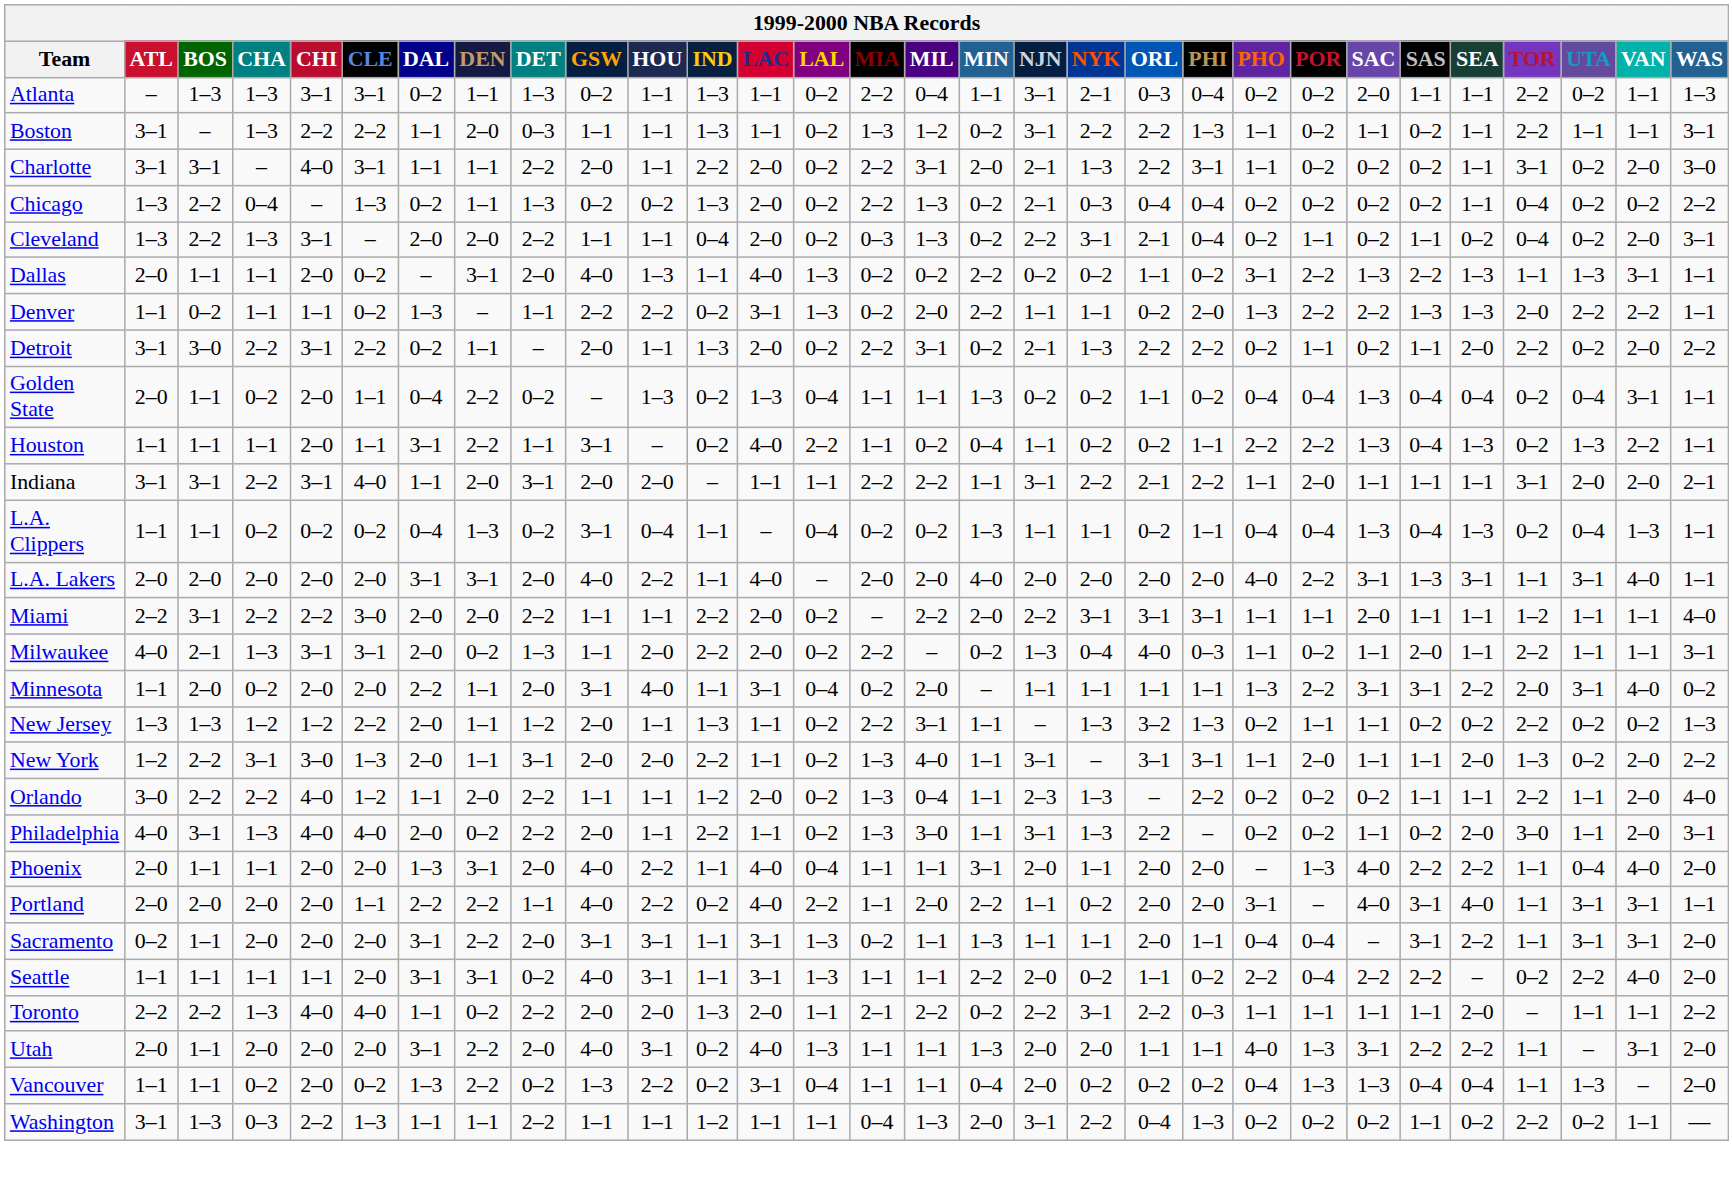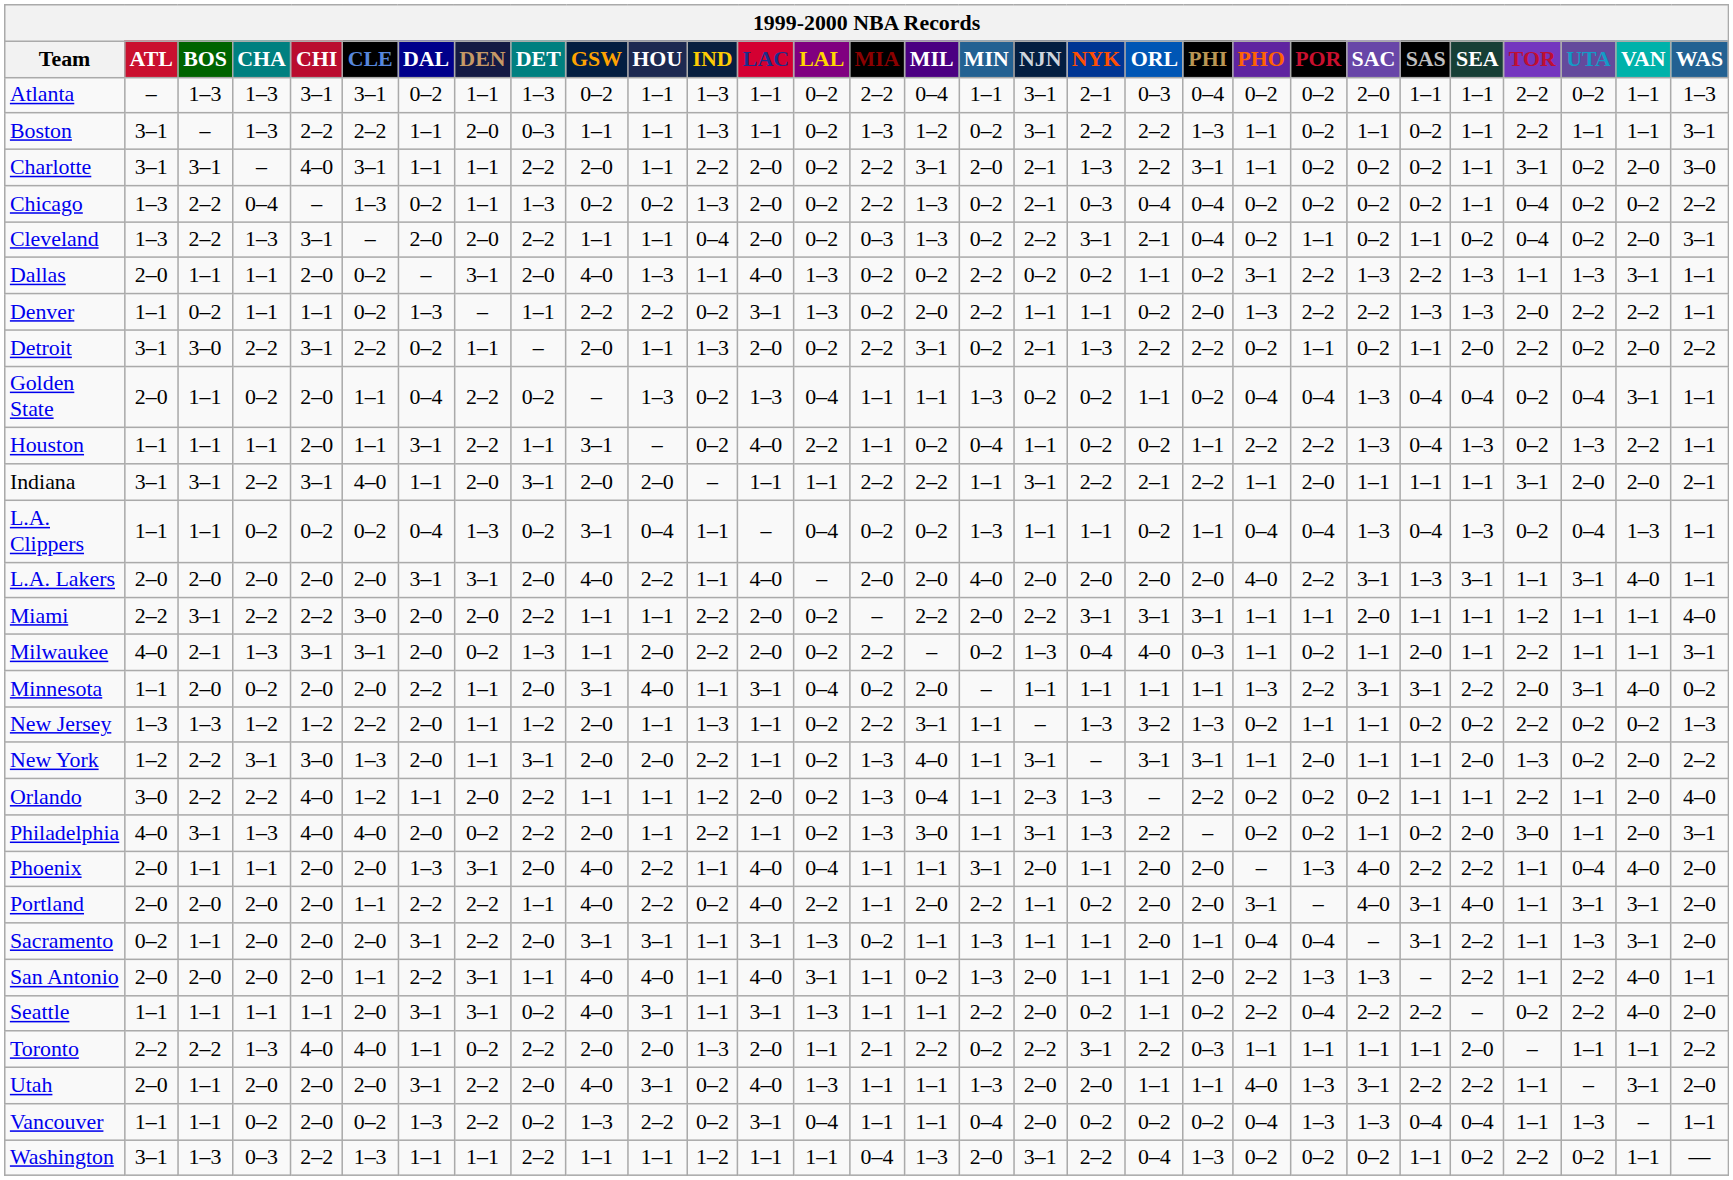(1700, 904) 1–1 -> (1700, 904) 2–0
(1588, 941) 3–1 -> (1588, 941) 1–3
+ row: (64, 977)
(1700, 1085) 2–0 -> (1700, 1121) 1–1
